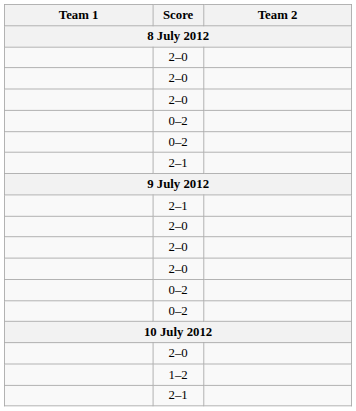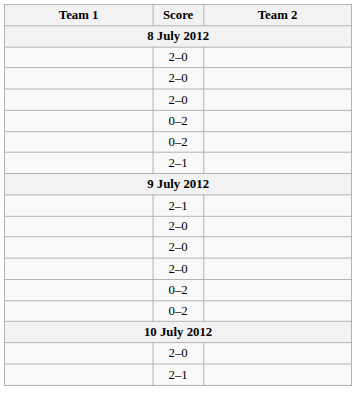- row: (79, 375)
